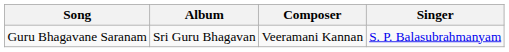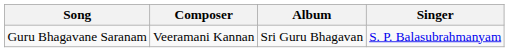columns swapped: (204, 15) <-> (312, 15)
